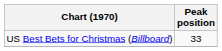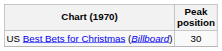(196, 38) 33 -> (196, 38) 30
